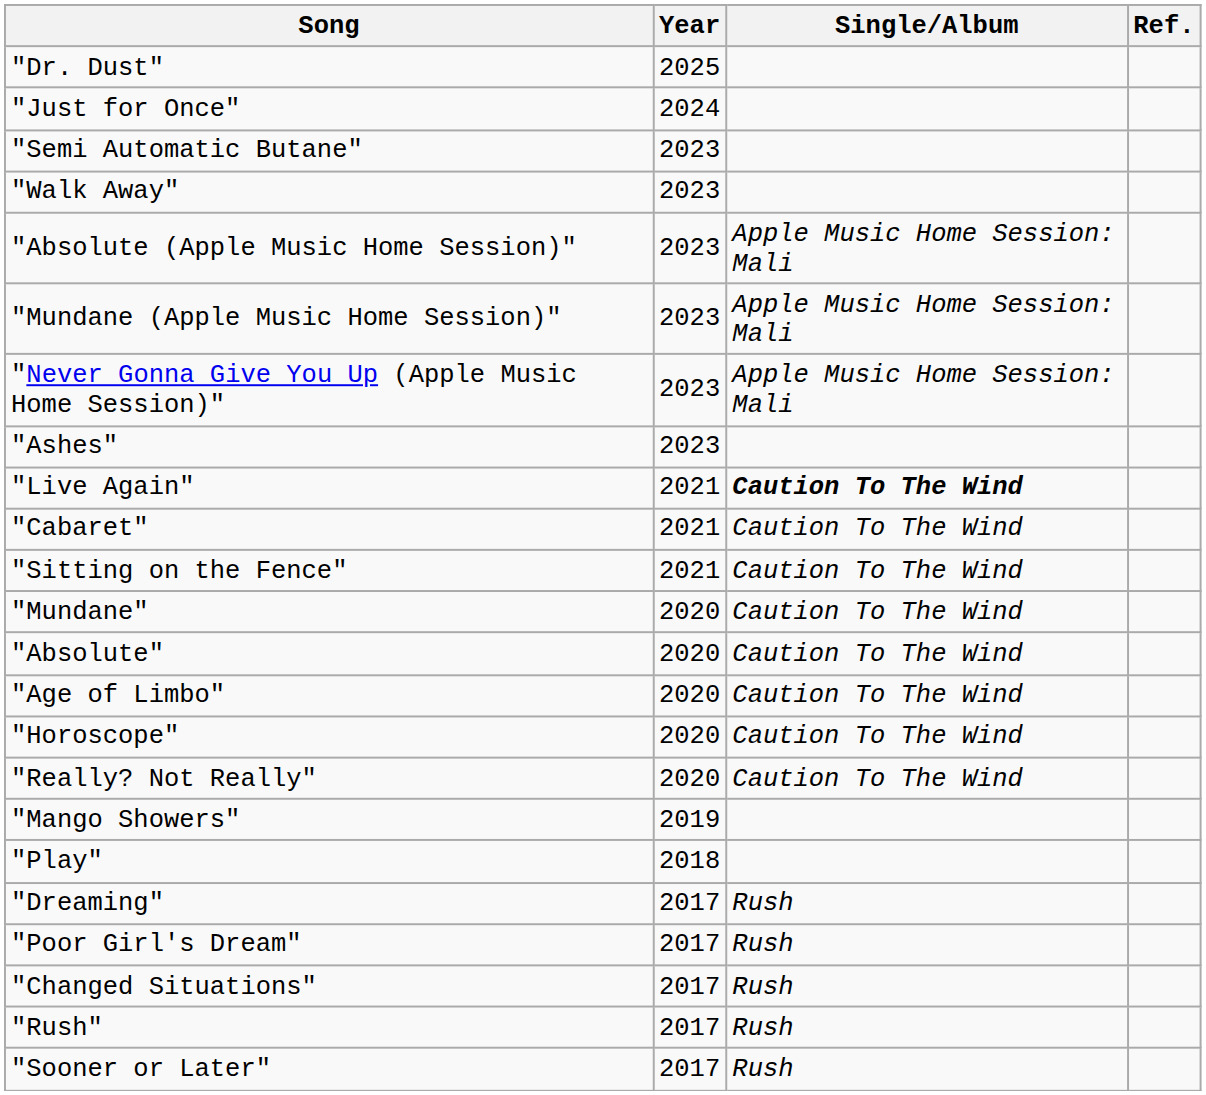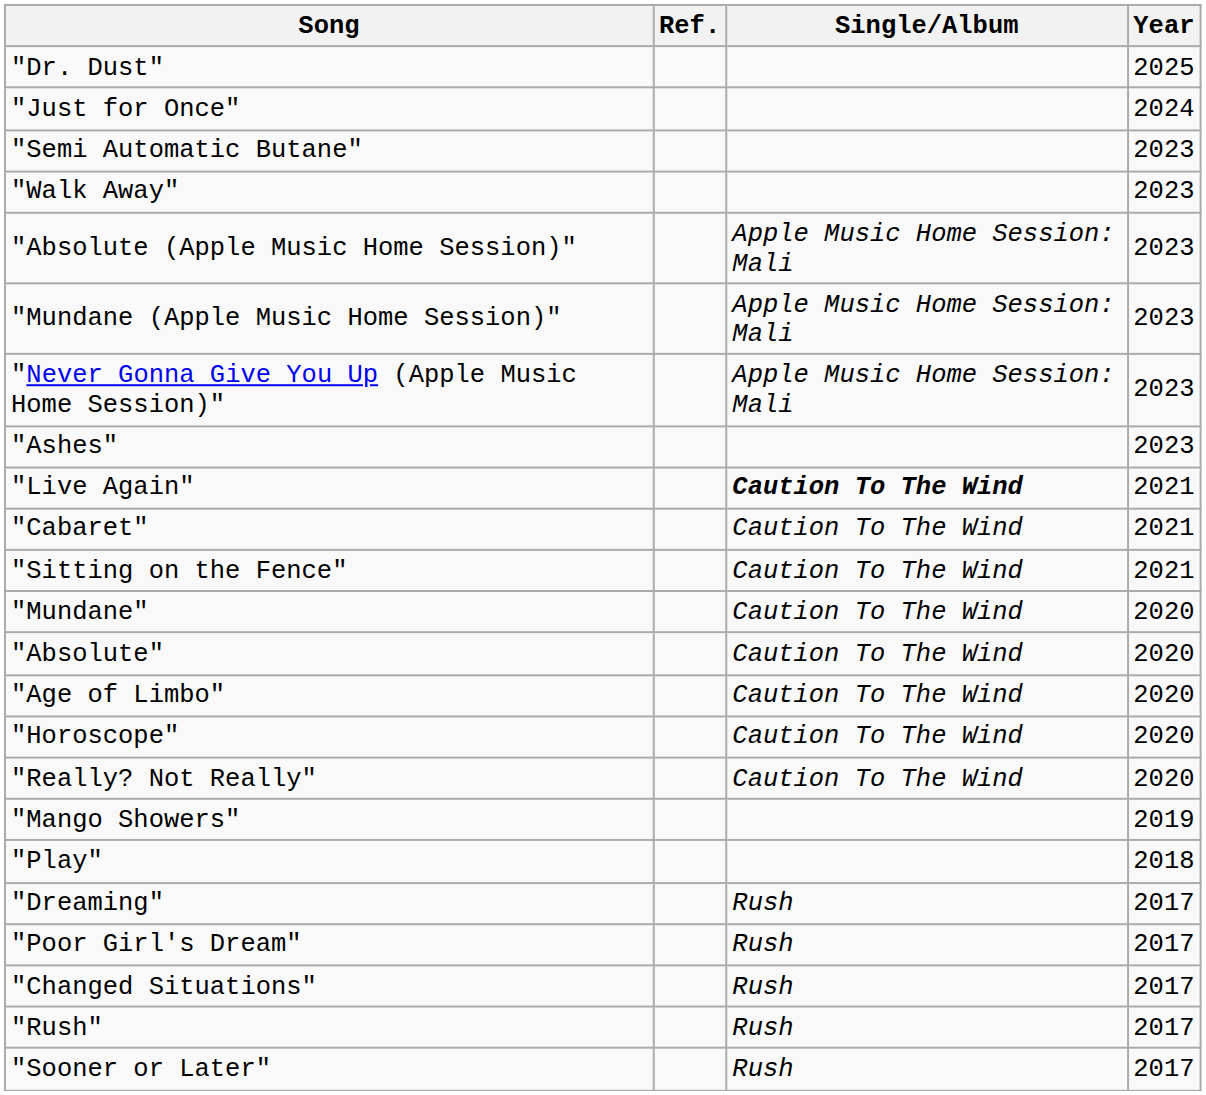columns swapped: (690, 26) <-> (1164, 26)
